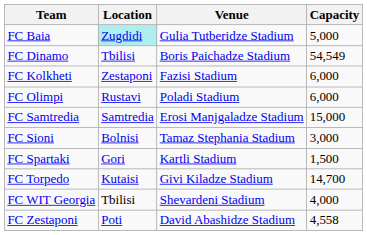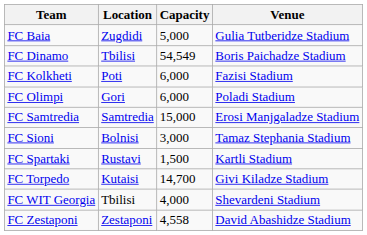columns swapped: (232, 14) <-> (334, 14)
(122, 35) paleturquoise background -> (122, 35) no background
(127, 76) Zestaponi -> (112, 76) Poti
(121, 96) Rustavi -> (113, 96) Gori
(113, 158) Gori -> (121, 158) Rustavi
(112, 220) Poti -> (127, 220) Zestaponi
